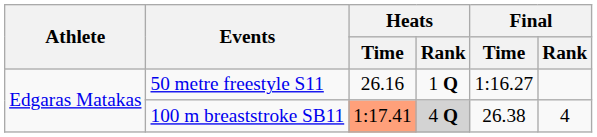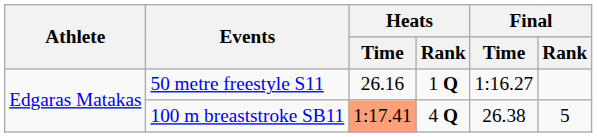(443, 116) lightgrey background -> (443, 116) no background
(565, 116) 4 -> (565, 116) 5
